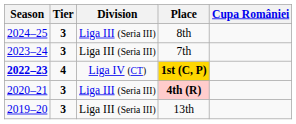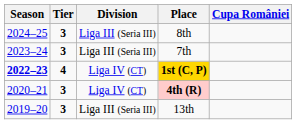(117, 90) Liga III (Seria III) -> (117, 90) Liga IV (CT)
